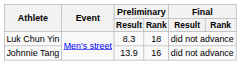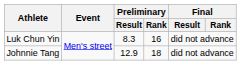(156, 39) 18 -> (156, 39) 16
(129, 53) 13.9 -> (129, 53) 12.9
(156, 53) 16 -> (156, 53) 18
